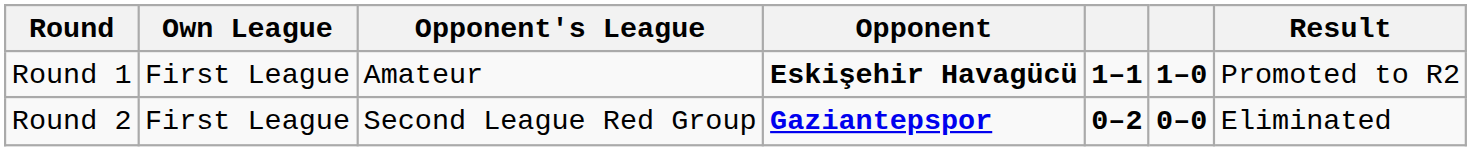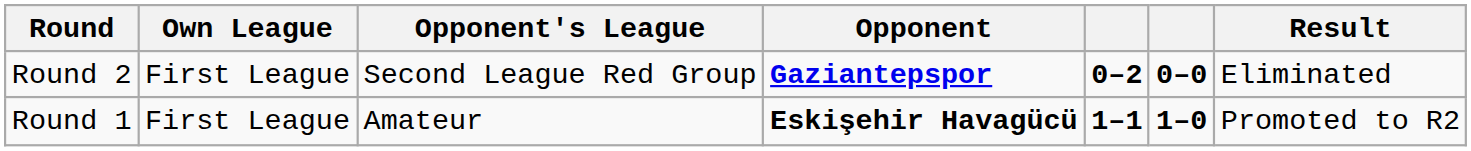rows swapped: (72, 75) <-> (72, 121)
